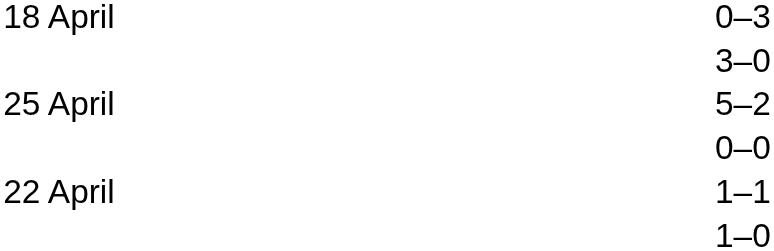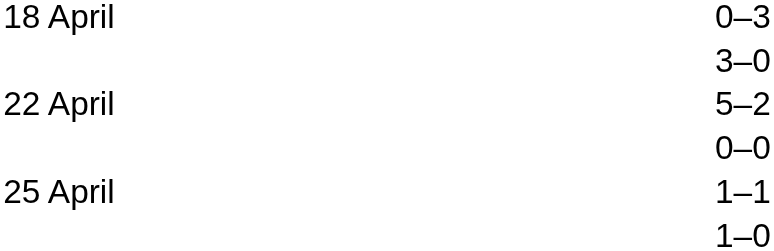(59, 104) 25 April -> (59, 104) 22 April
(59, 192) 22 April -> (59, 192) 25 April
